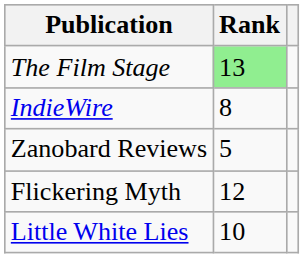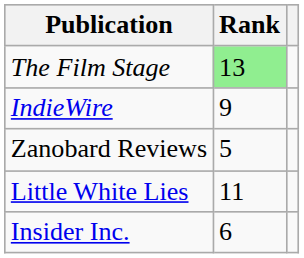(226, 107) 8 -> (226, 107) 9
- row: (96, 190)
(232, 231) 10 -> (232, 190) 11
+ row: (70, 231)
